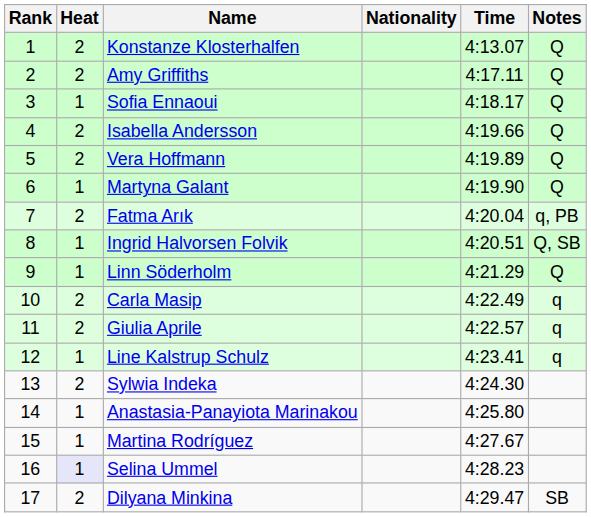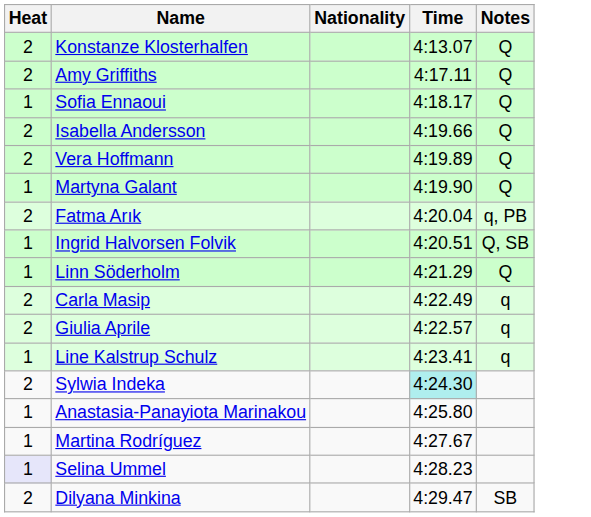- column: (30, 18)
(495, 384) no background -> (443, 384) paleturquoise background
